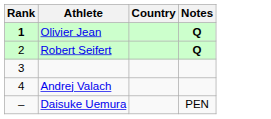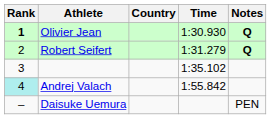+ column: (203, 13)
(21, 86) no background -> (21, 86) paleturquoise background
